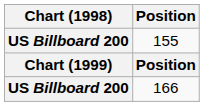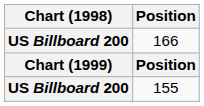rows swapped: (166, 88) <-> (166, 40)
